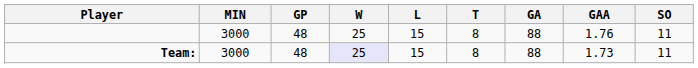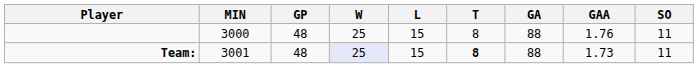(235, 53) 3000 -> (235, 53) 3001
(476, 53) normal -> (476, 53) bold
